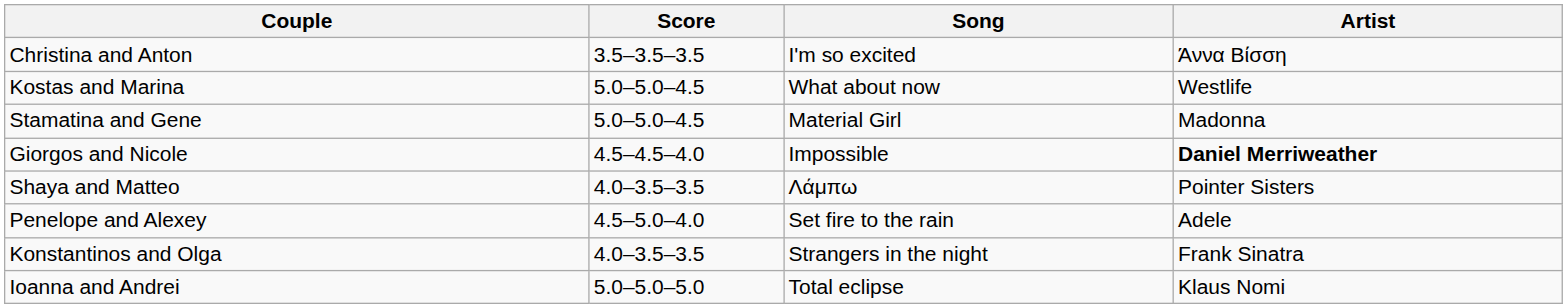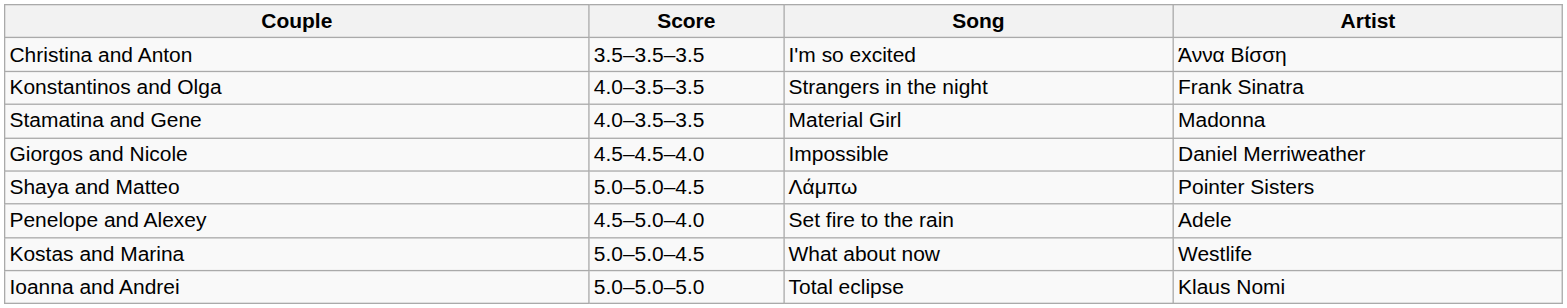rows swapped: (116, 253) <-> (97, 87)
(649, 120) 5.0–5.0–4.5 -> (649, 120) 4.0–3.5–3.5
(1278, 154) bold -> (1272, 154) normal
(649, 187) 4.0–3.5–3.5 -> (649, 187) 5.0–5.0–4.5
